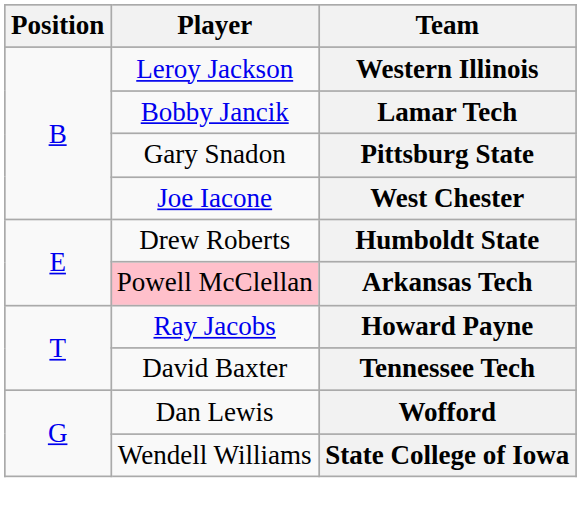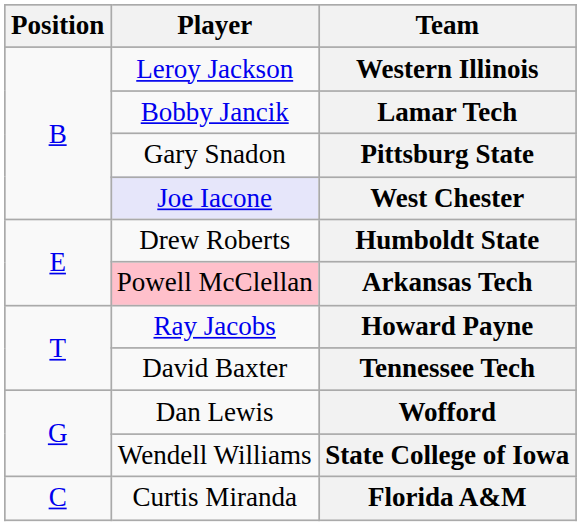(215, 197) no background -> (215, 197) lavender background
+ row: (447, 497)
